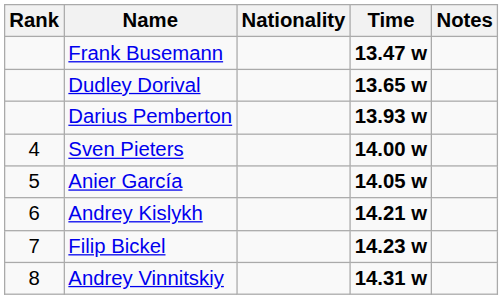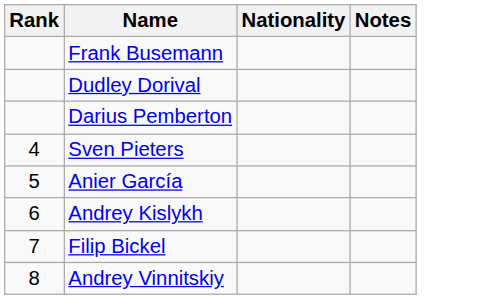- column: (391, 20)
